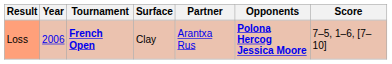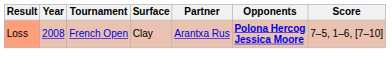(53, 39) 2006 -> (53, 34) 2008
(86, 39) bold -> (99, 34) normal
